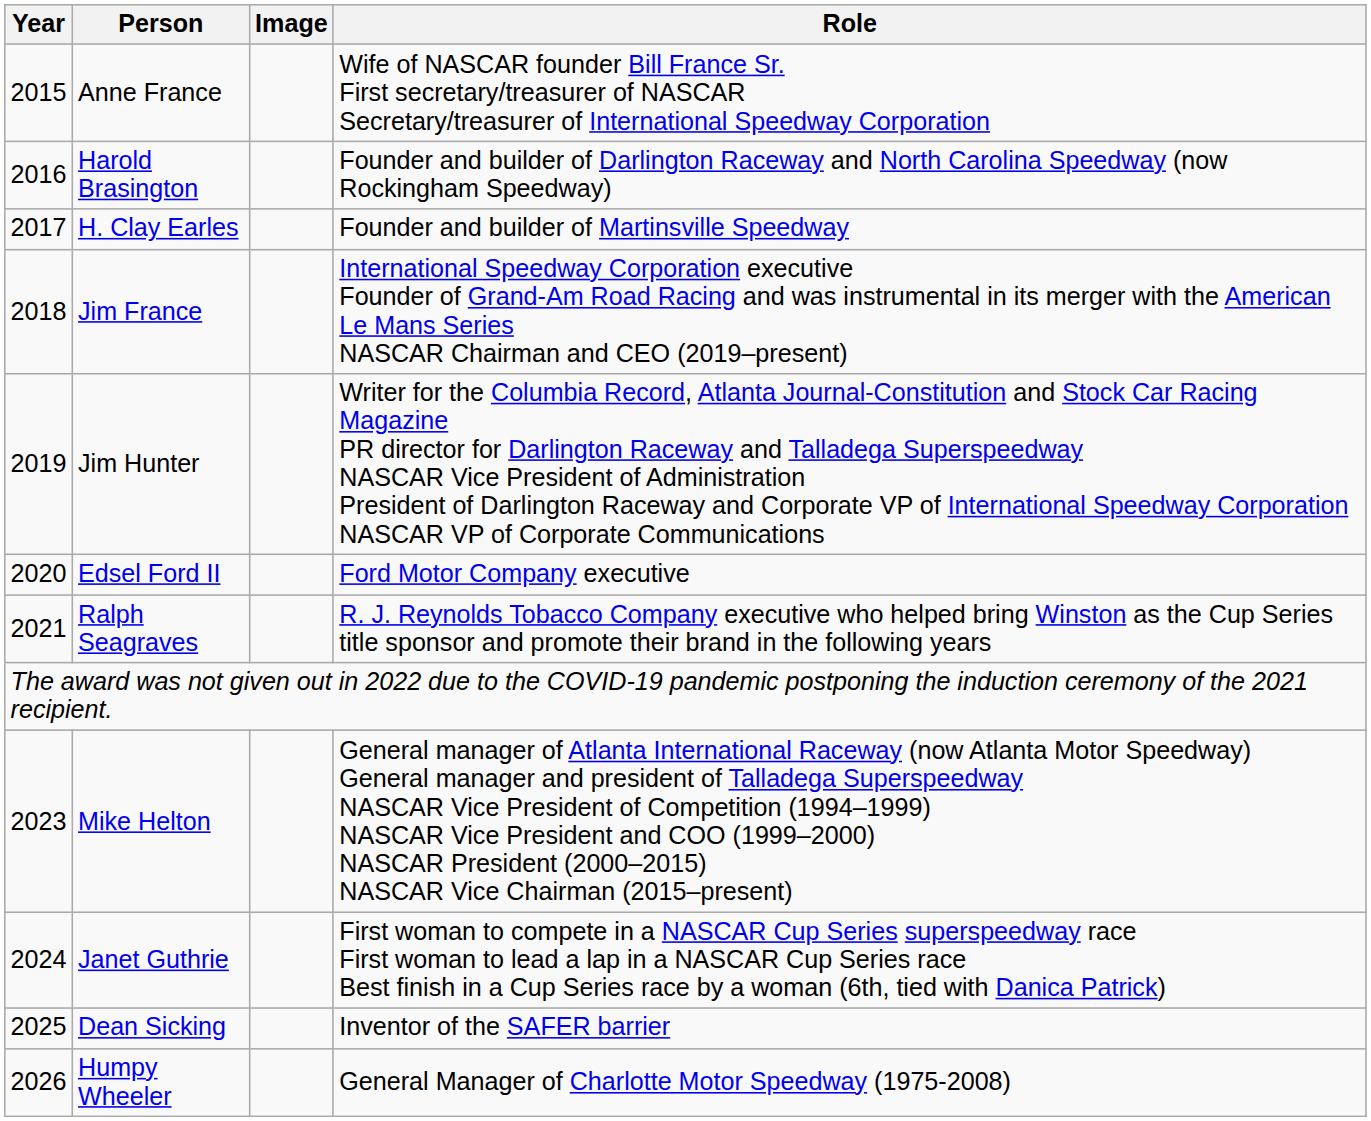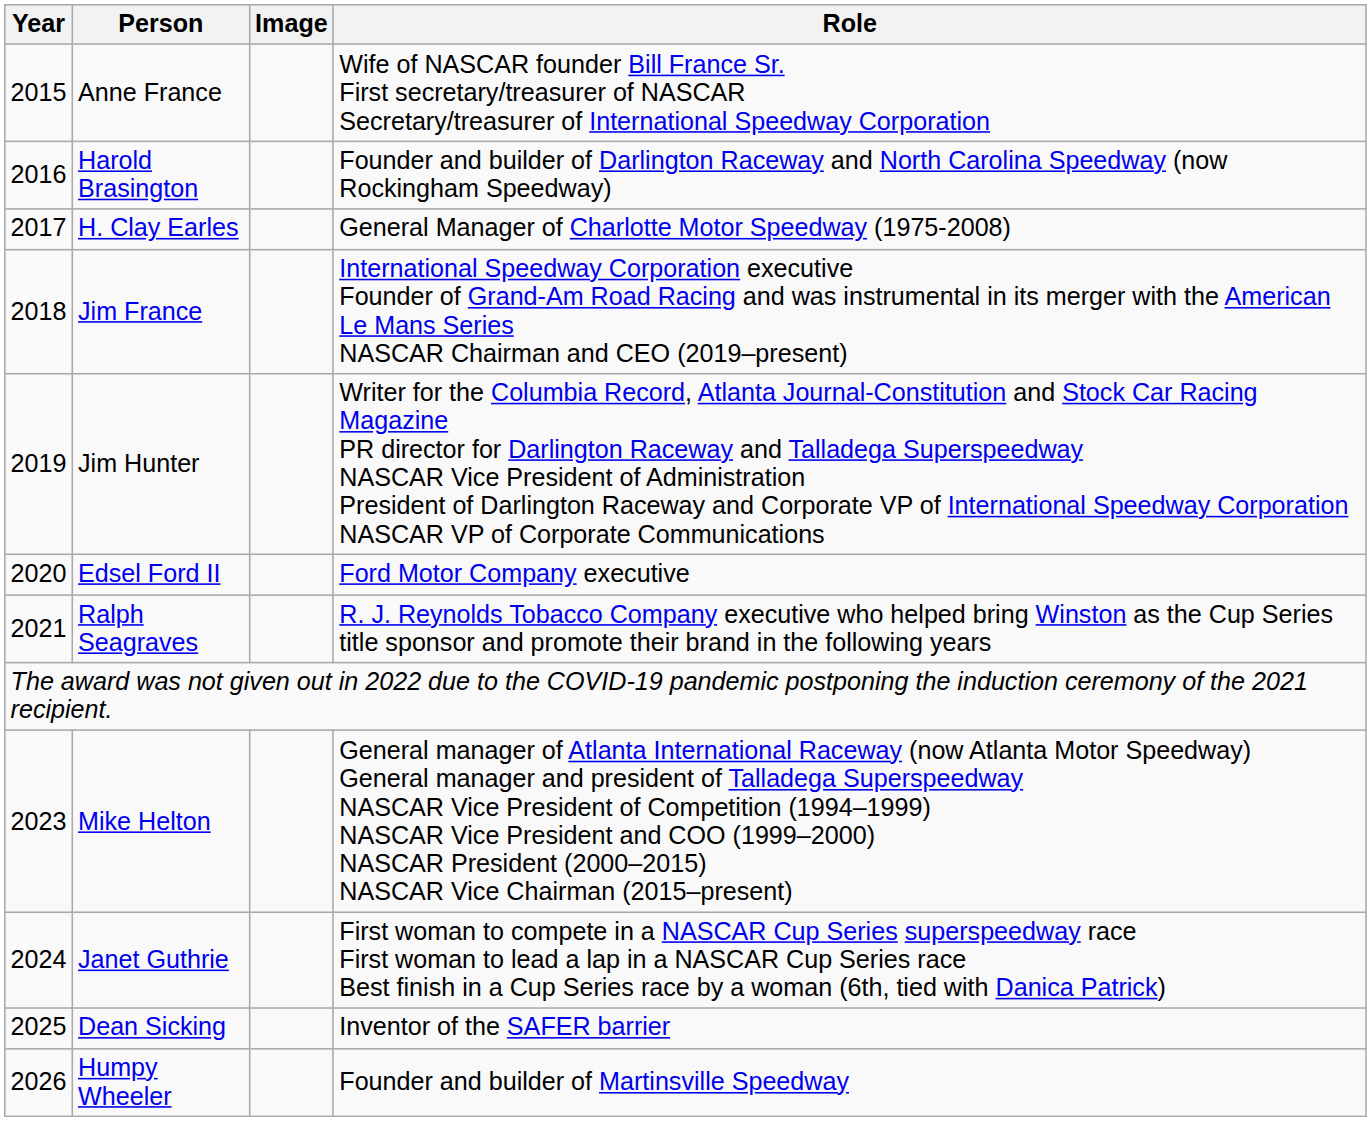(594, 228) Founder and builder of Martinsville Speedway -> (675, 228) General Manager of Charlotte Motor Speedway (1975-2008)
(675, 1081) General Manager of Charlotte Motor Speedway (1975-2008) -> (594, 1081) Founder and builder of Martinsville Speedway
